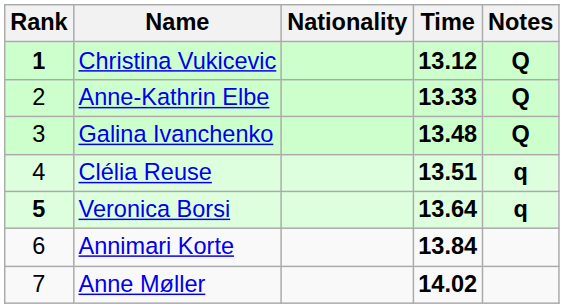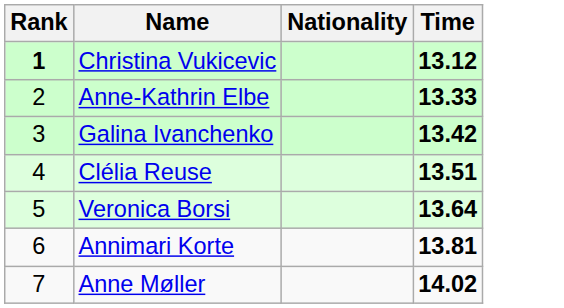- column: (521, 23)
(448, 135) 13.48 -> (448, 135) 13.42
(39, 209) bold -> (39, 209) normal
(448, 246) 13.84 -> (448, 246) 13.81
